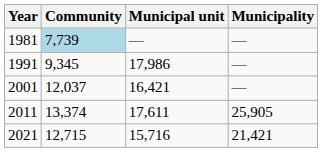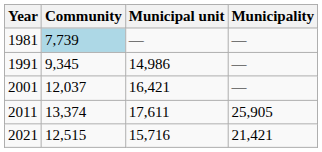(149, 64) 17,986 -> (149, 64) 14,986
(66, 135) 12,715 -> (66, 135) 12,515
